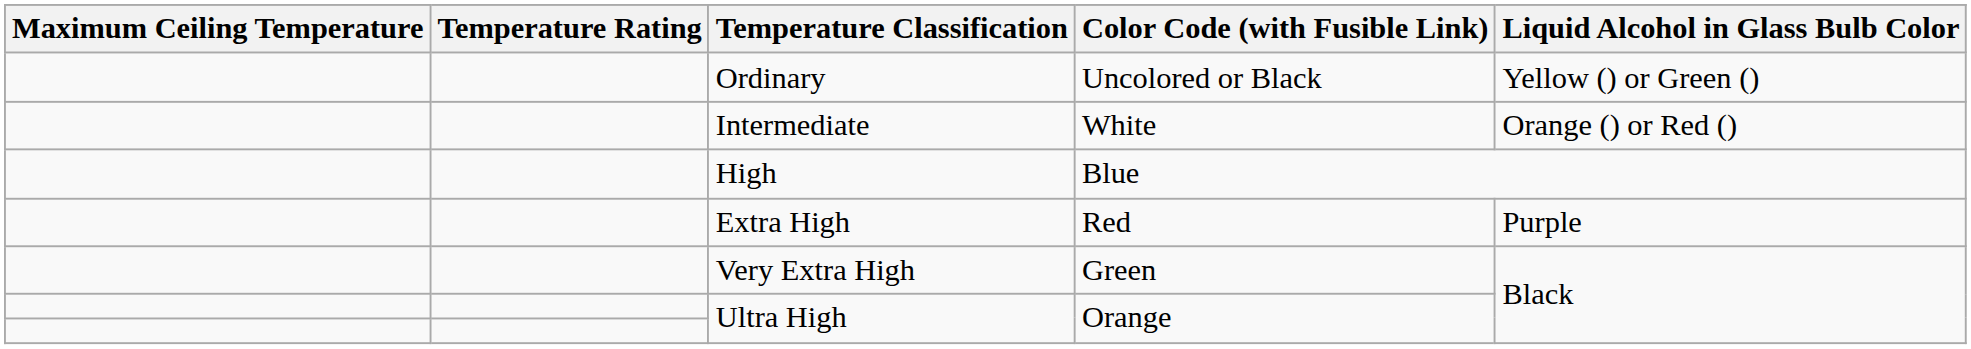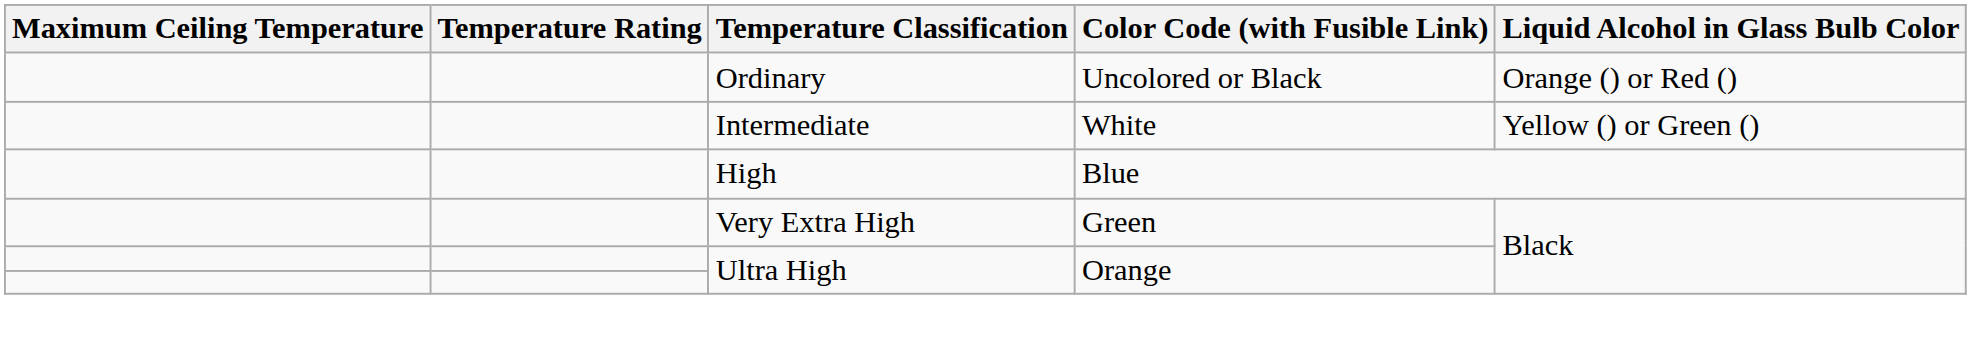(1631, 76) Yellow () or Green () -> (1620, 76) Orange () or Red ()
(1620, 125) Orange () or Red () -> (1631, 125) Yellow () or Green ()
- row: (783, 221)
